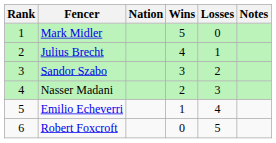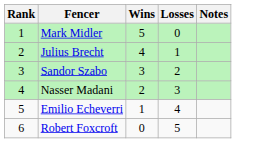- column: (146, 14)
